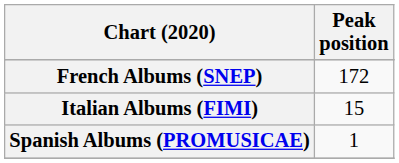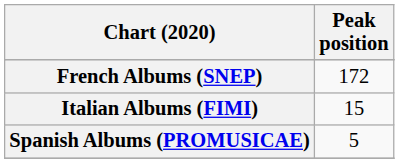(354, 141) 1 -> (354, 141) 5
